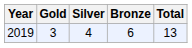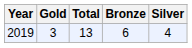columns swapped: (88, 14) <-> (170, 14)
